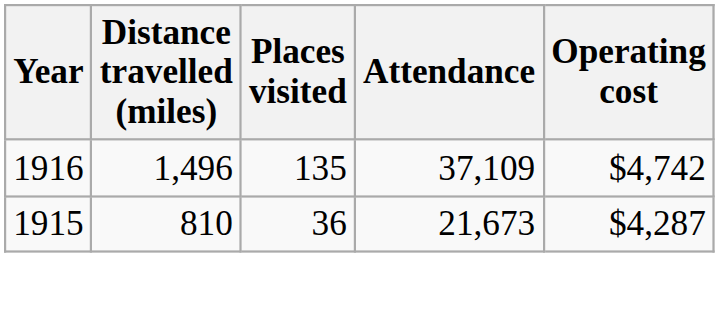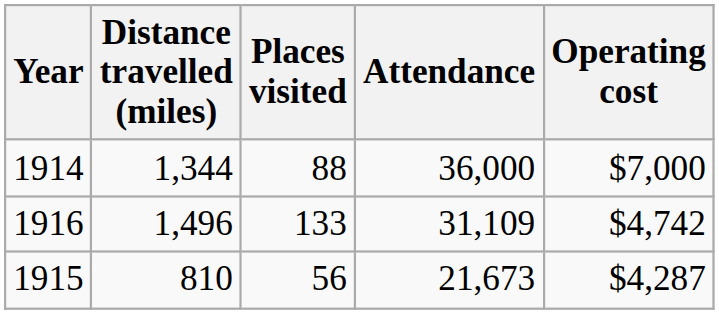+ row: (48, 167)
(320, 167) 135 -> (320, 223) 133
(487, 167) 37,109 -> (487, 223) 31,109
(329, 223) 36 -> (329, 279) 56
